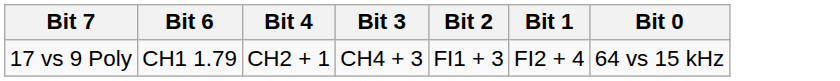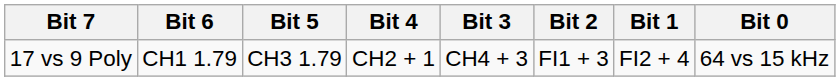+ column: (294, 22)
